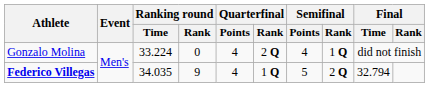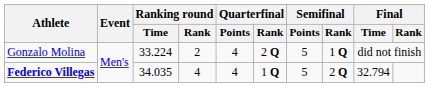(197, 53) 0 -> (197, 53) 2
(305, 53) 4 -> (305, 53) 5
(197, 72) 9 -> (197, 72) 4
